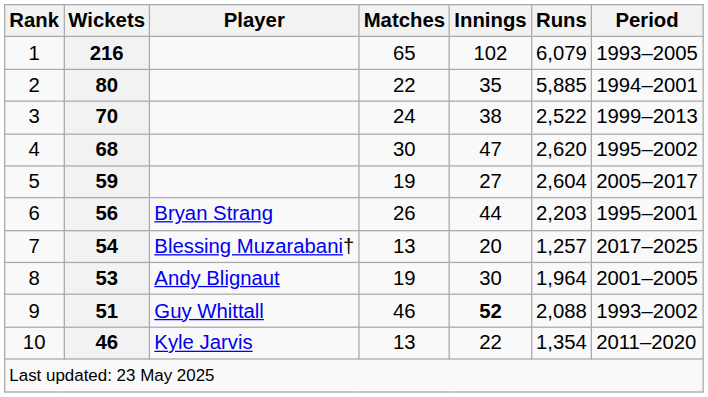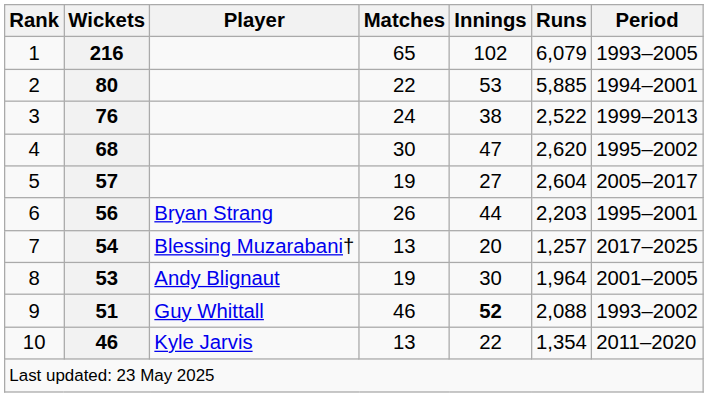(490, 85) 35 -> (490, 85) 53
(107, 117) 70 -> (107, 117) 76
(107, 181) 59 -> (107, 181) 57
